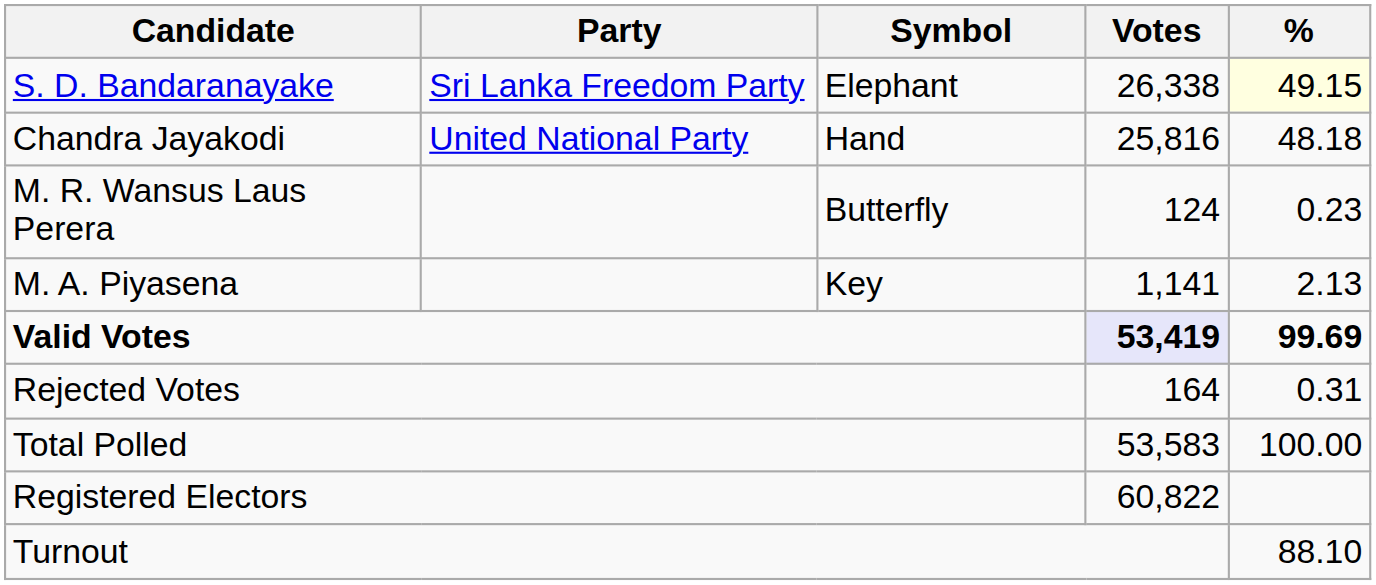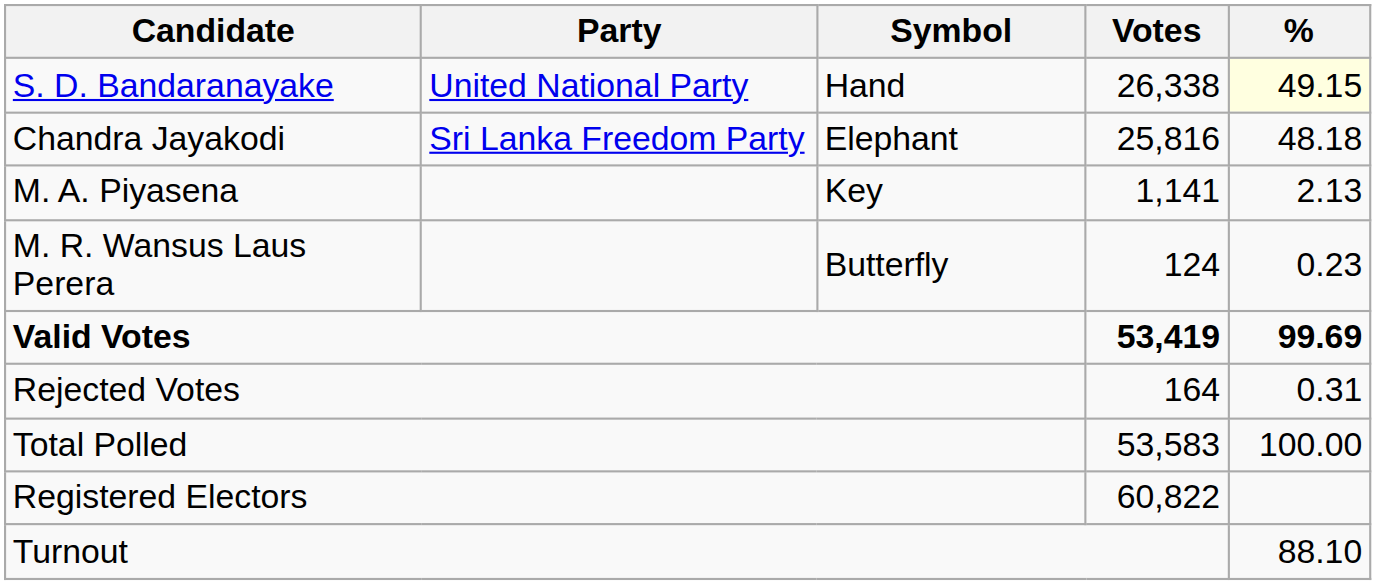(617, 84) Sri Lanka Freedom Party -> (589, 84) United National Party
(891, 84) Elephant -> (865, 84) Hand
(589, 138) United National Party -> (617, 138) Sri Lanka Freedom Party
(865, 138) Hand -> (891, 138) Elephant
rows swapped: (125, 283) <-> (159, 210)
(1168, 336) lavender background -> (1168, 336) no background
